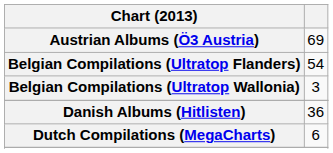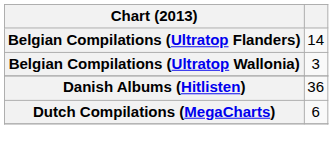- row: (154, 40)
(316, 64) 54 -> (316, 40) 14
